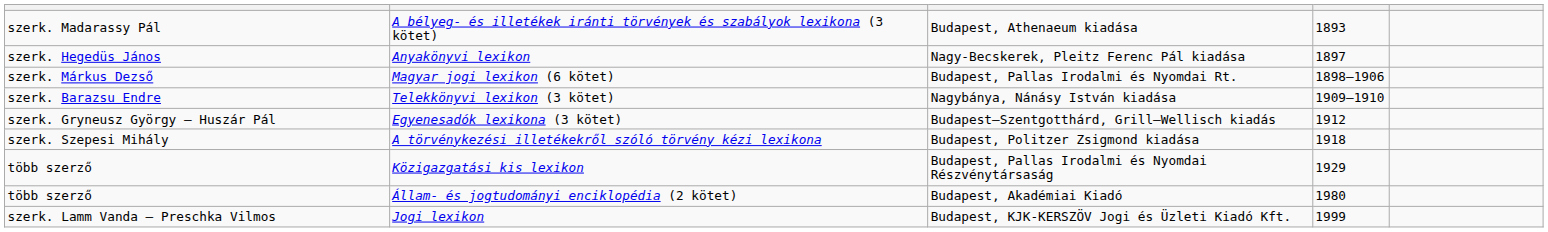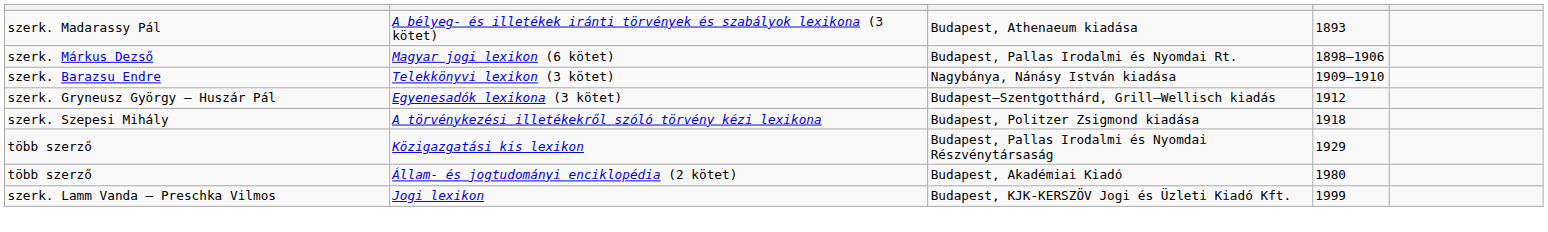- row: (461, 56)
